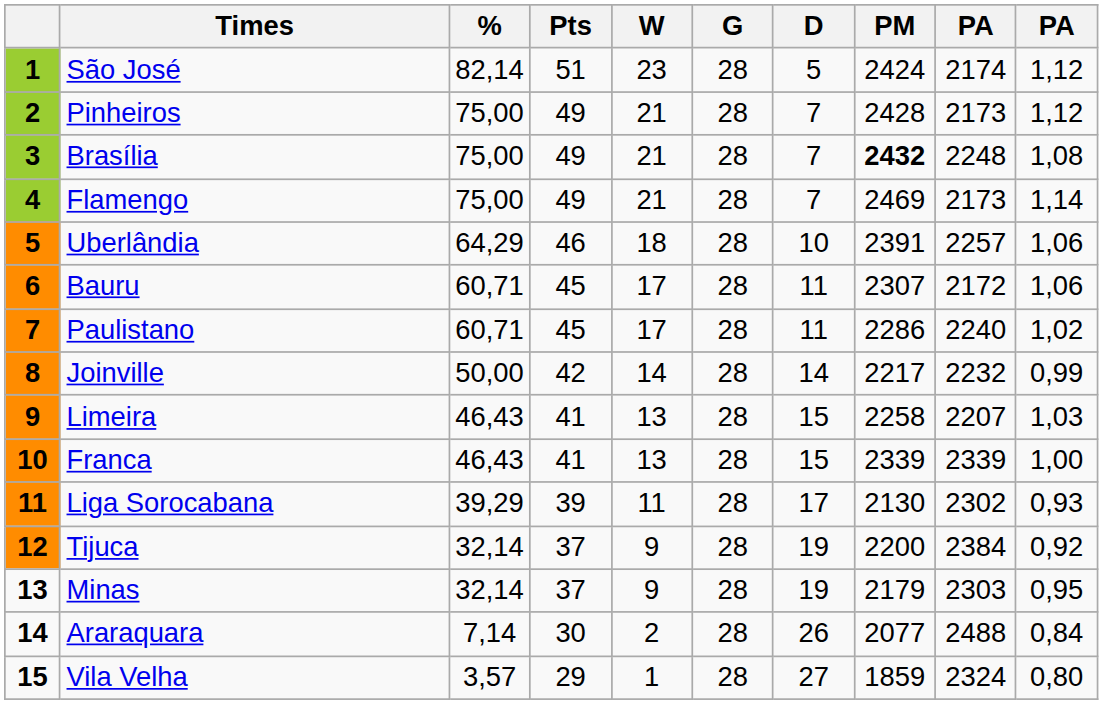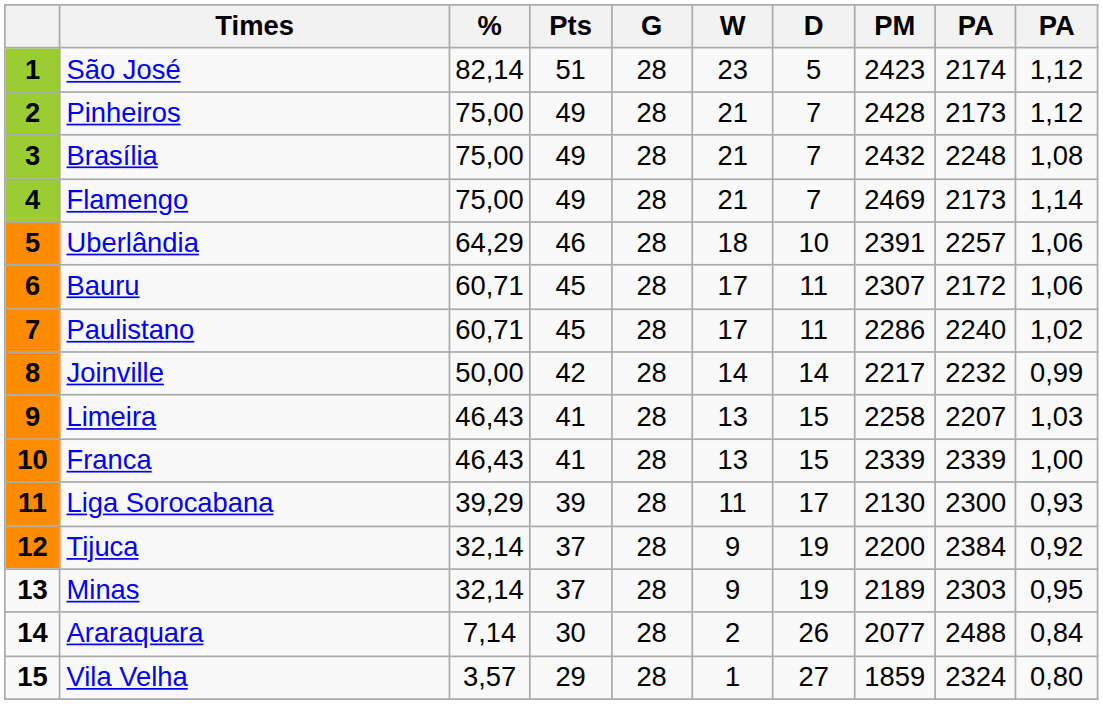columns swapped: (733, 26) <-> (652, 26)
(895, 69) 2424 -> (895, 69) 2423
(895, 156) bold -> (895, 156) normal
(976, 503) 2302 -> (976, 503) 2300
(895, 590) 2179 -> (895, 590) 2189
